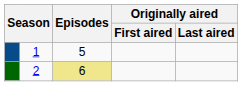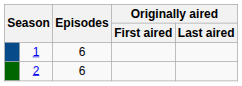(82, 52) 5 -> (82, 52) 6
(82, 71) khaki background -> (82, 71) no background
